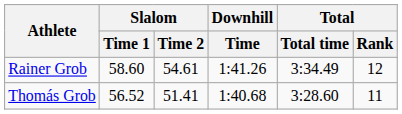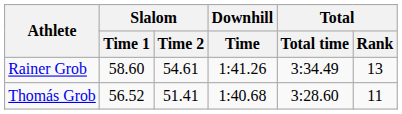(375, 70) 12 -> (375, 70) 13
